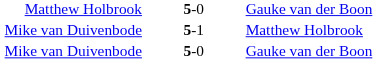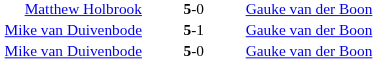(304, 30) Matthew Holbrook -> (309, 30) Gauke van der Boon
